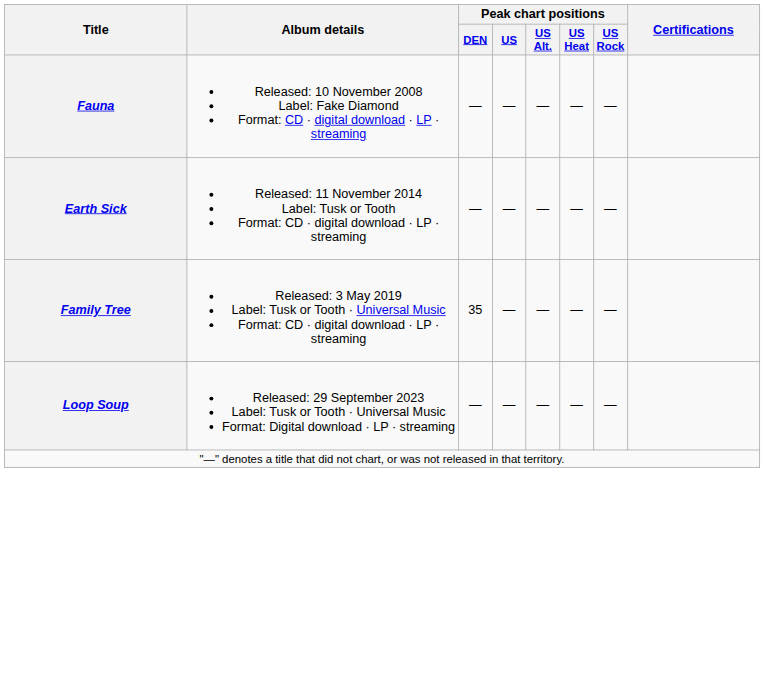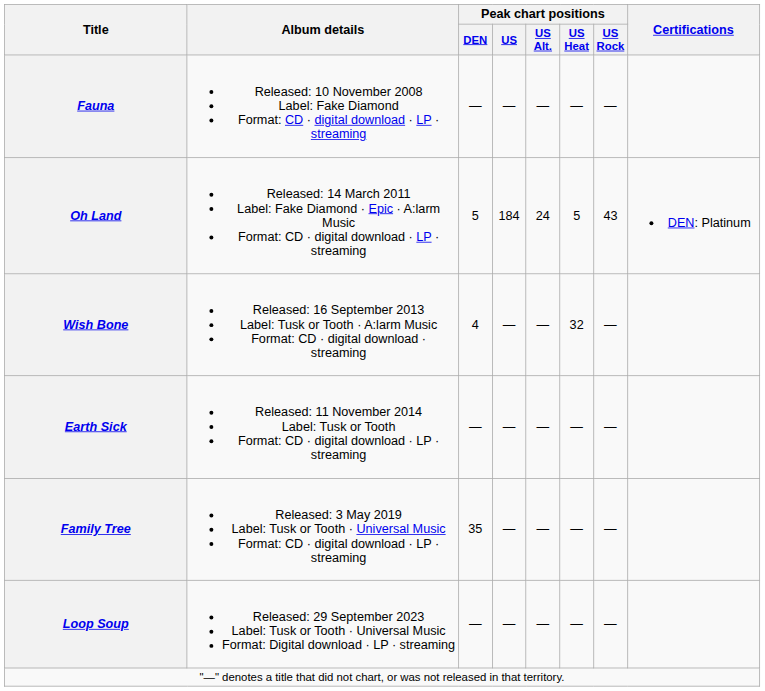+ row: (96, 215)
+ row: (96, 324)
